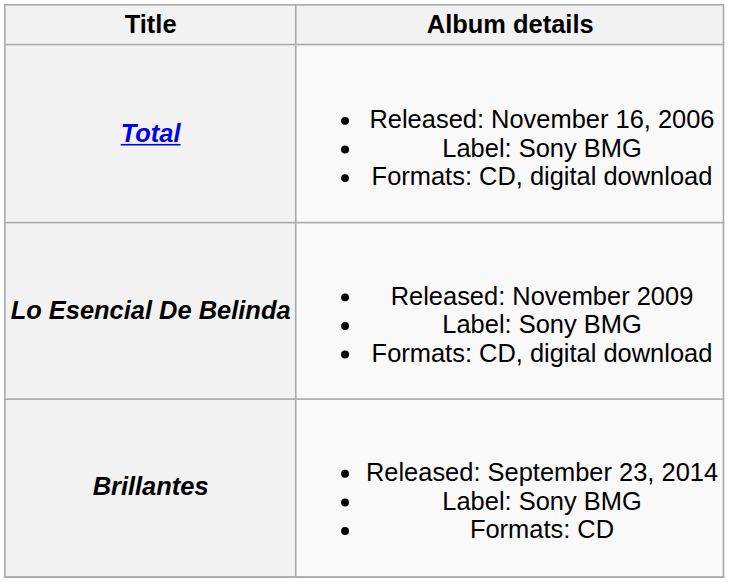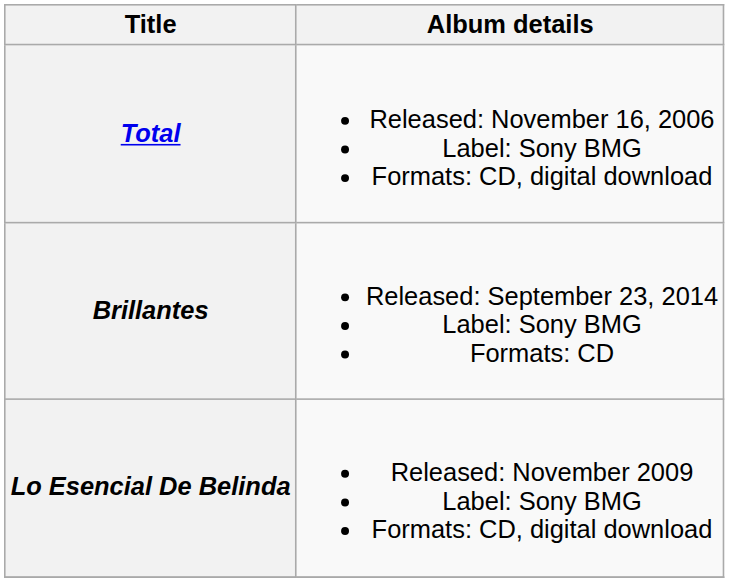rows swapped: (151, 310) <-> (151, 487)
